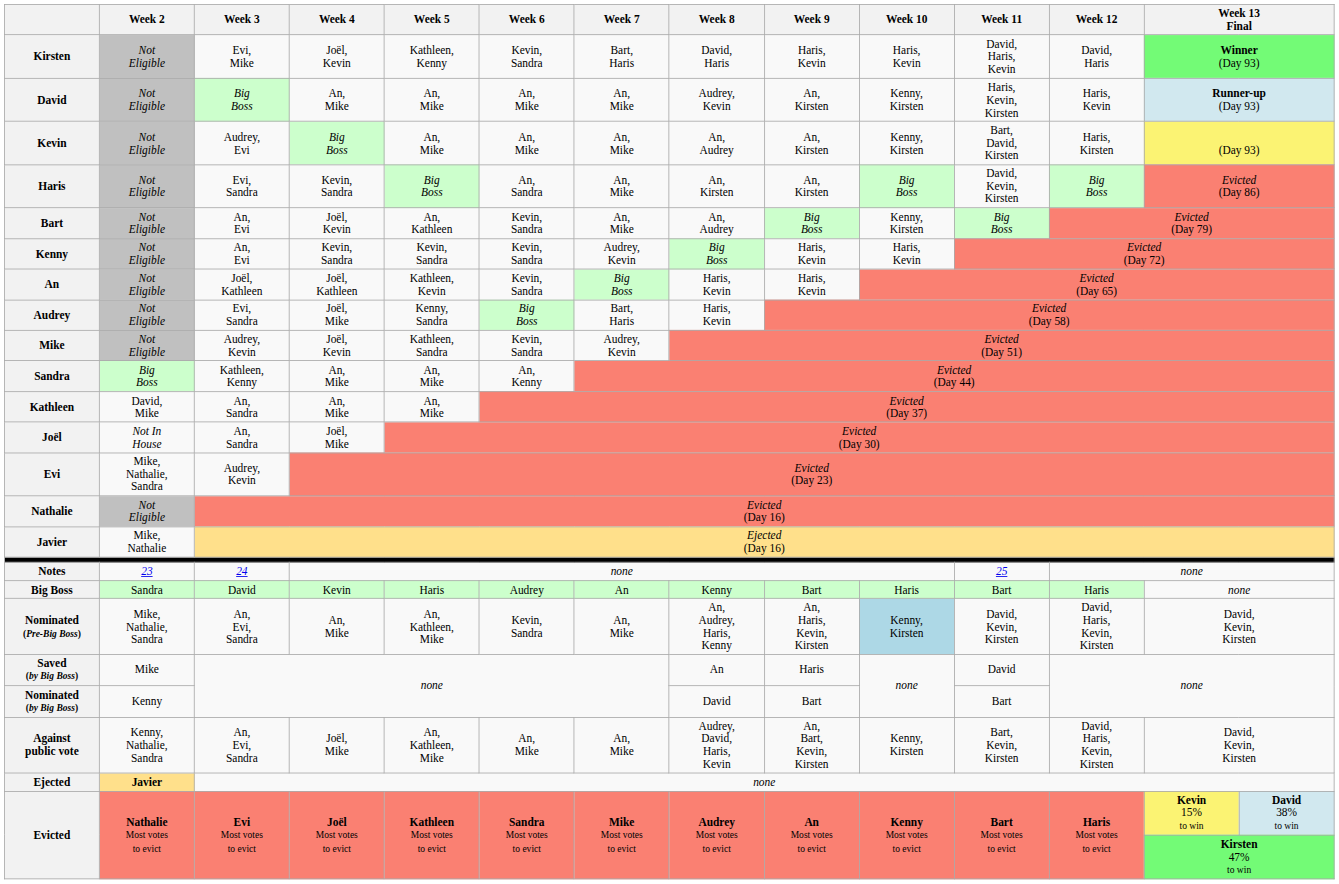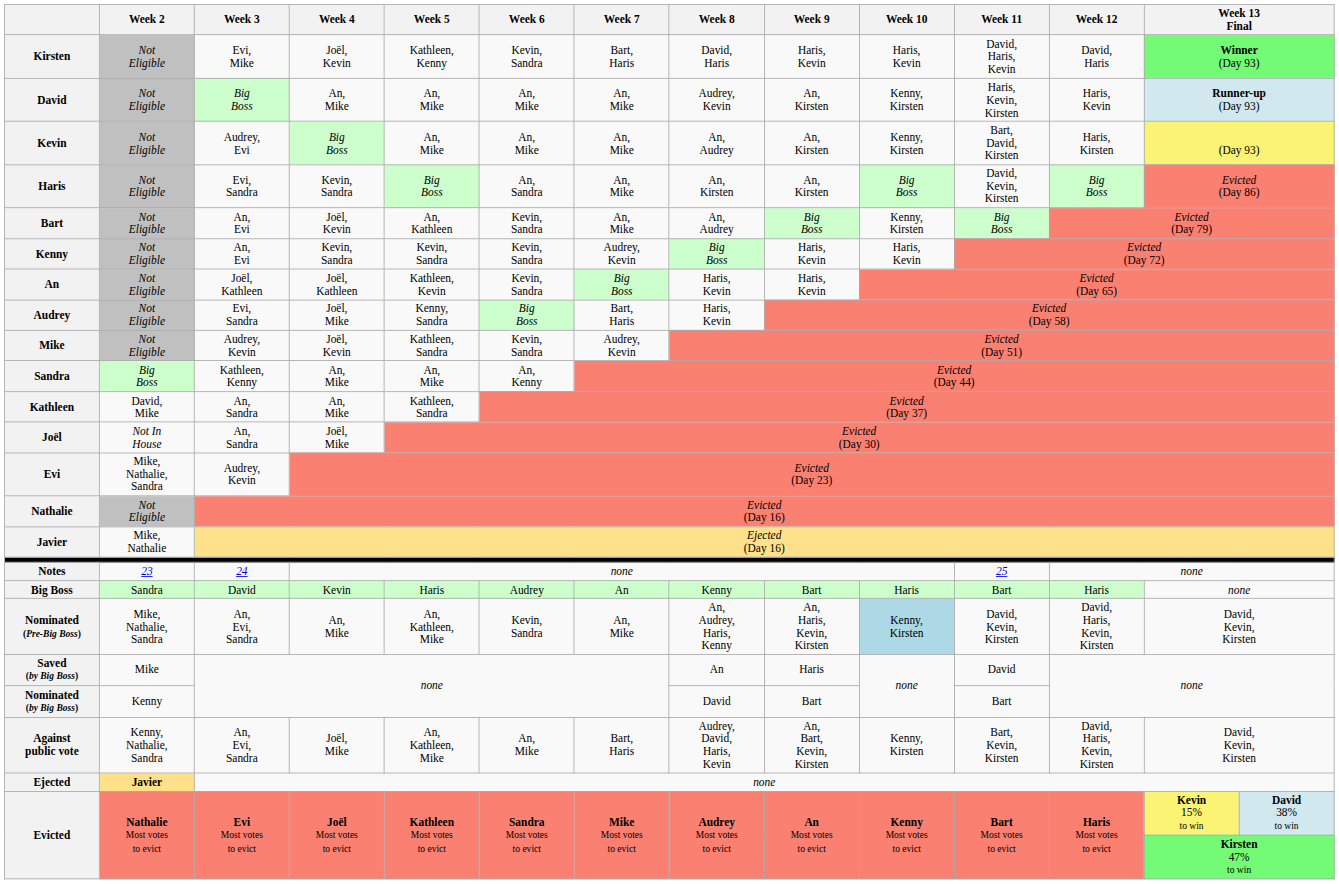(432, 406) An, Mike -> (432, 406) Kathleen, Sandra
(622, 745) An, Mike -> (622, 745) Bart, Haris
